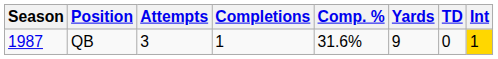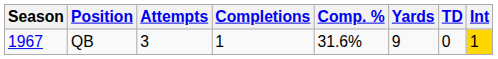(26, 41) 1987 -> (26, 41) 1967
